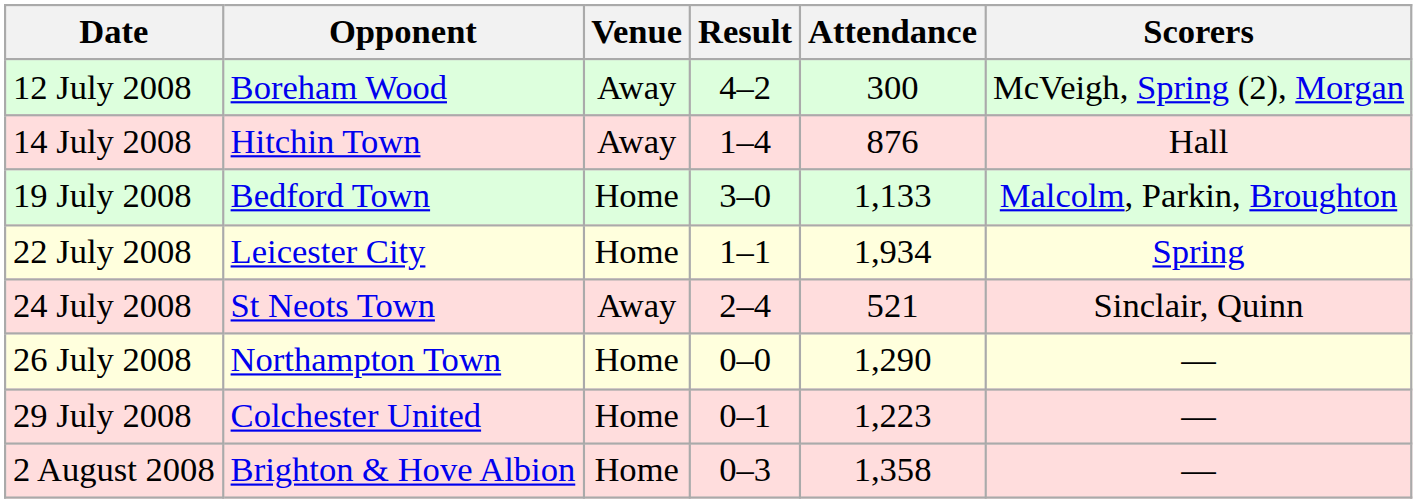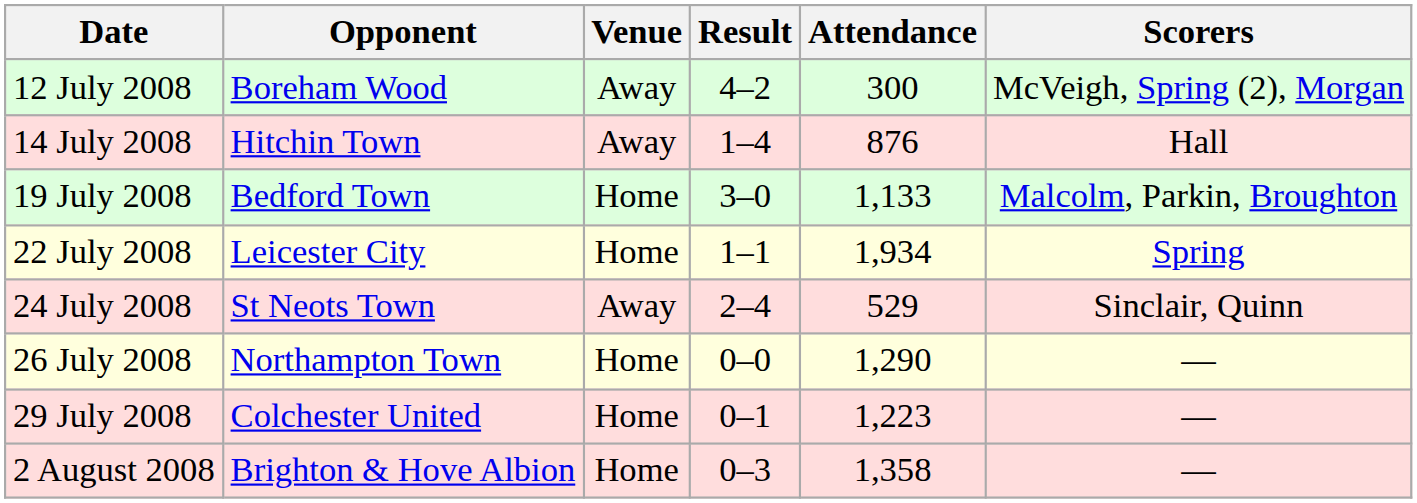(893, 305) 521 -> (893, 305) 529
